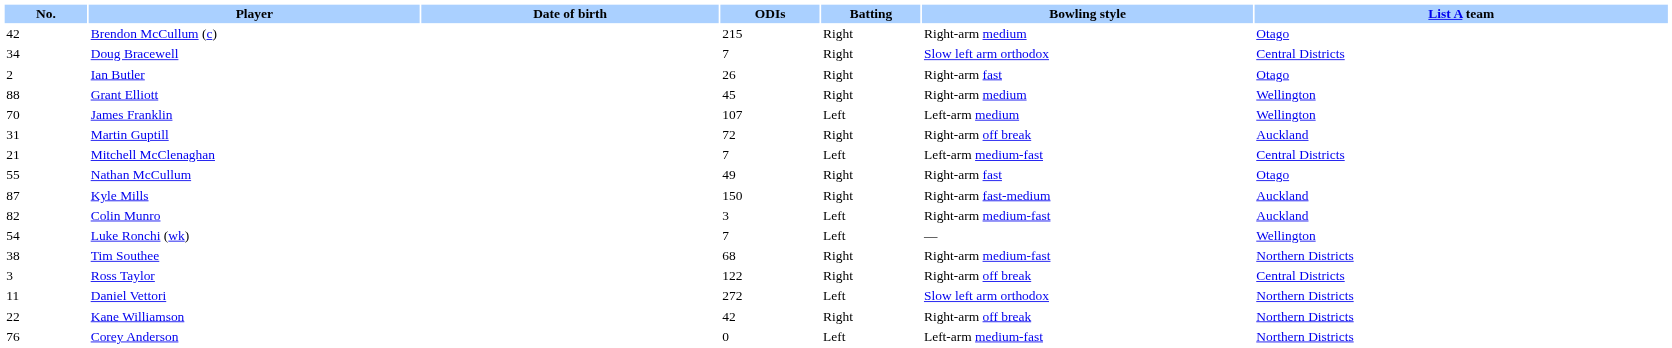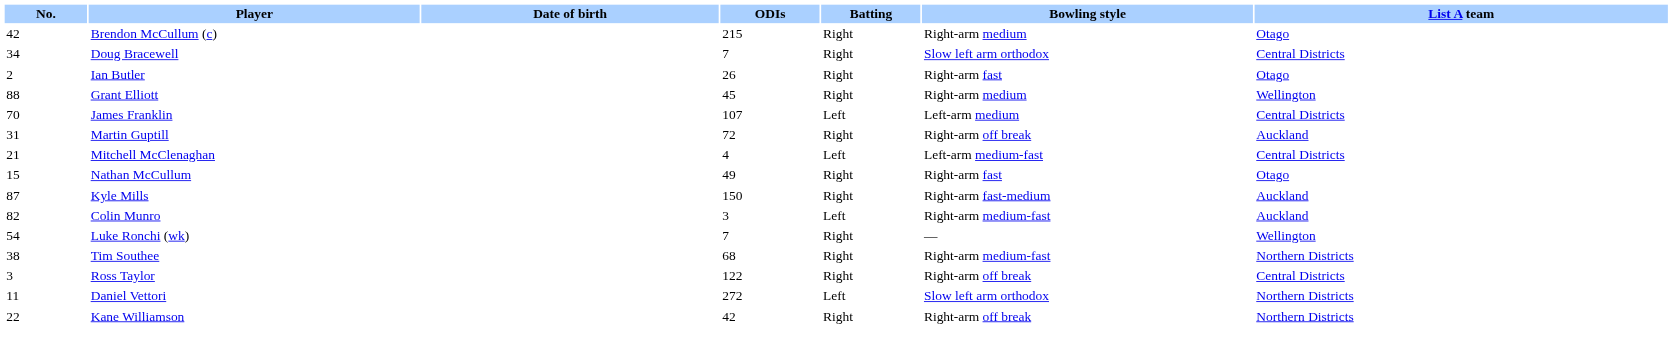(1286, 114) Wellington -> (1300, 114) Central Districts
(726, 155) 7 -> (726, 155) 4
(13, 175) 55 -> (13, 175) 15
(834, 235) Left -> (838, 235) Right
- row: (135, 336)
